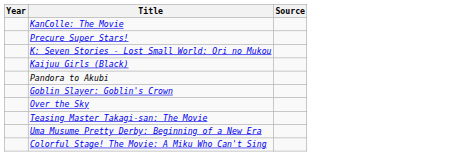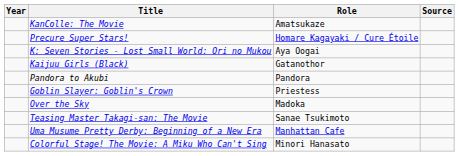+ column: (347, 11)
